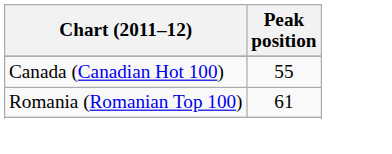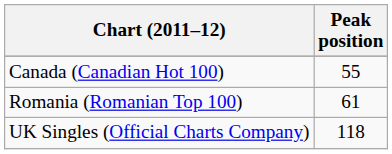+ row: (159, 132)
